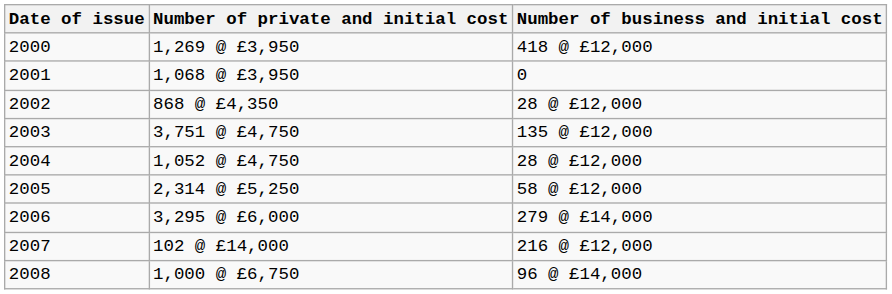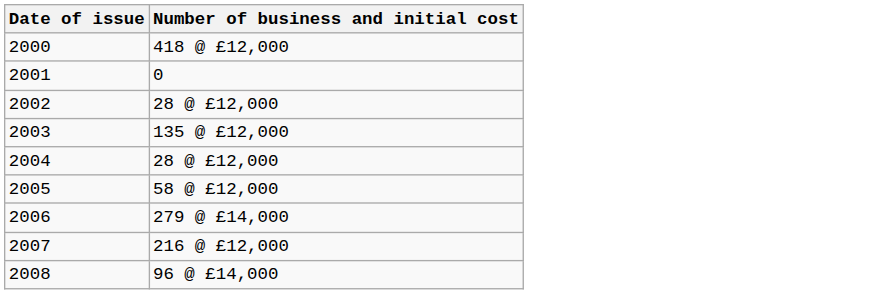- column: (331, 19)
